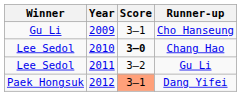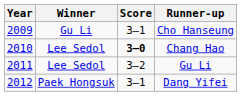columns swapped: (102, 13) <-> (45, 13)
(136, 83) lightsalmon background -> (136, 83) no background
